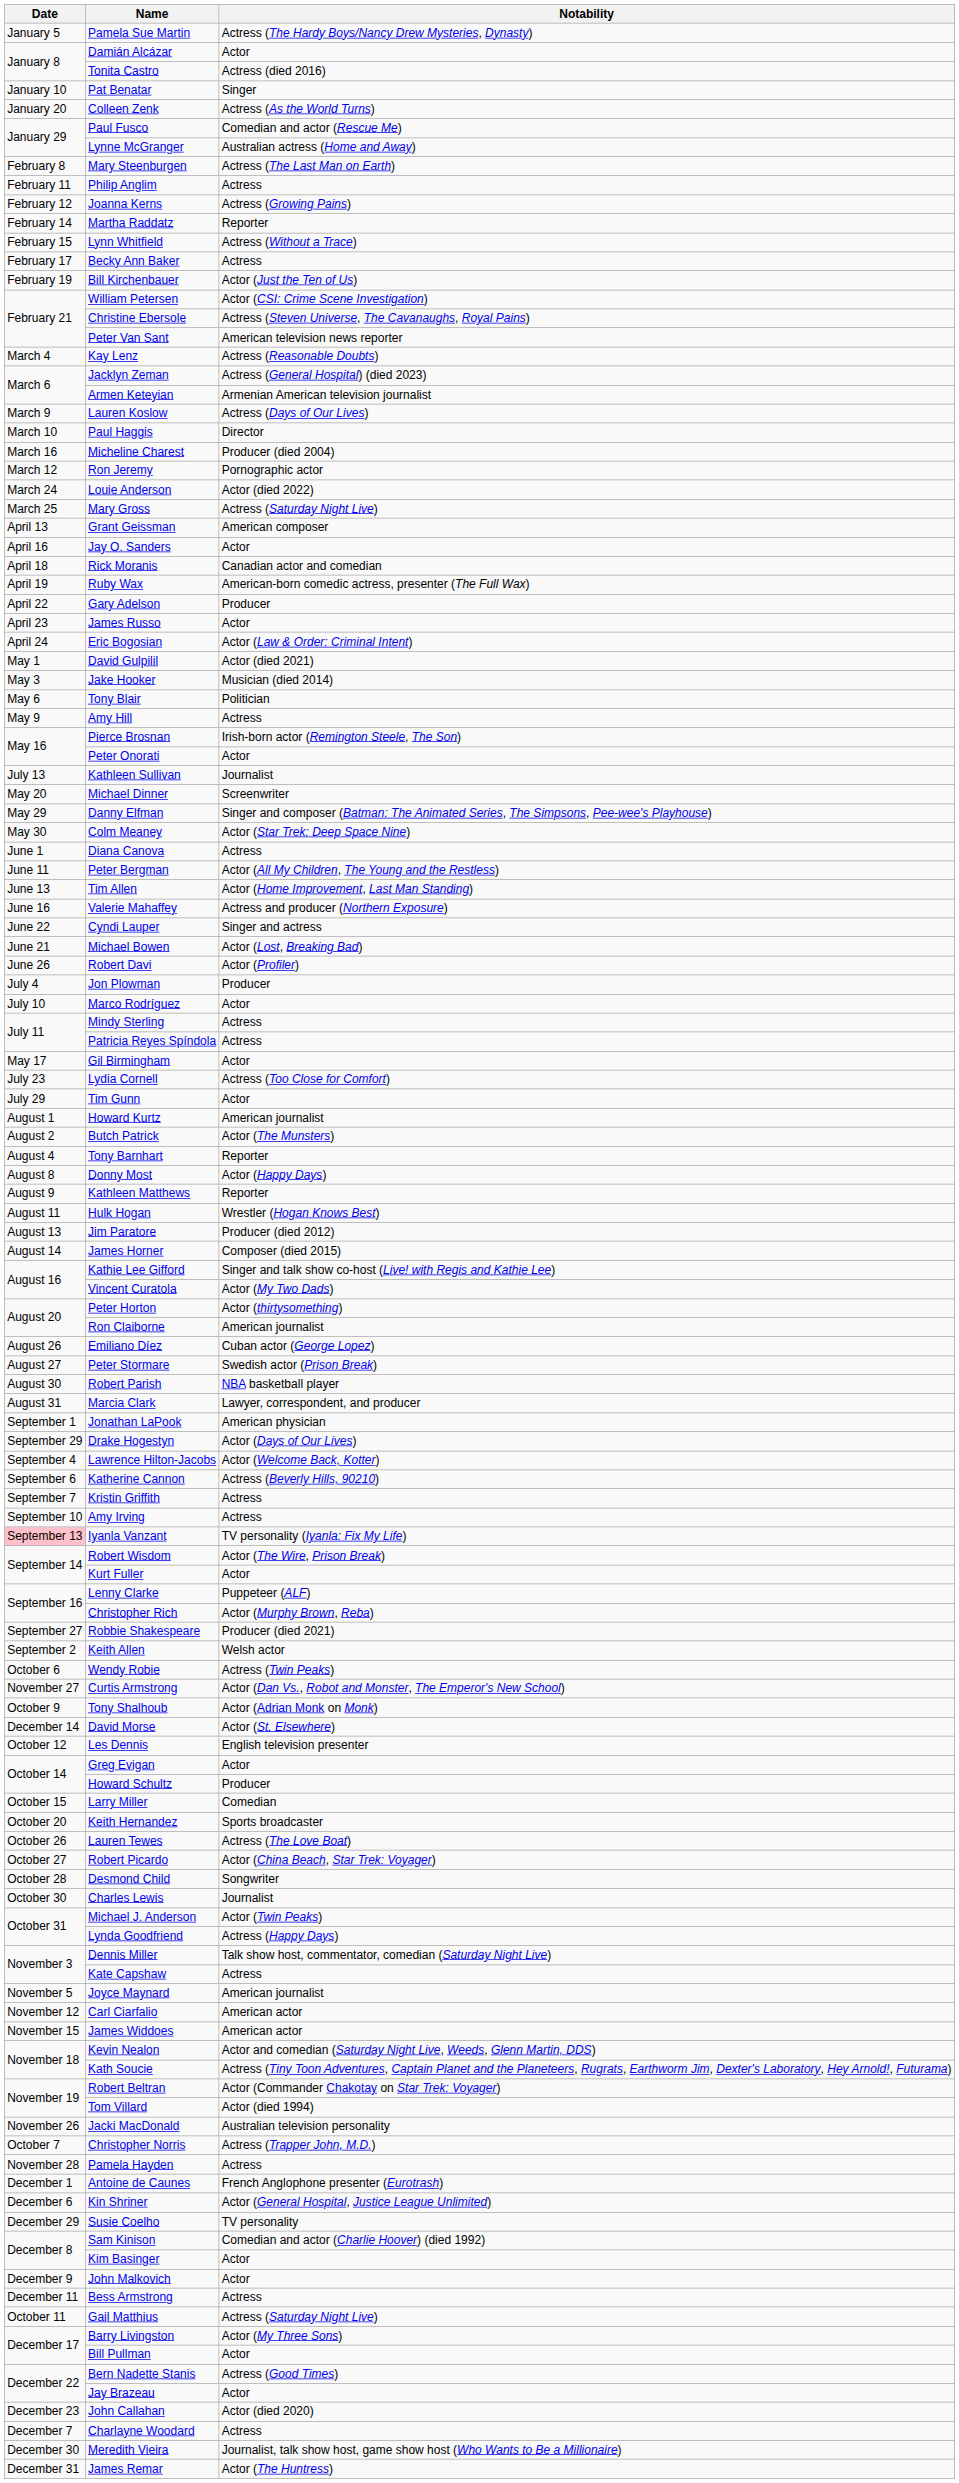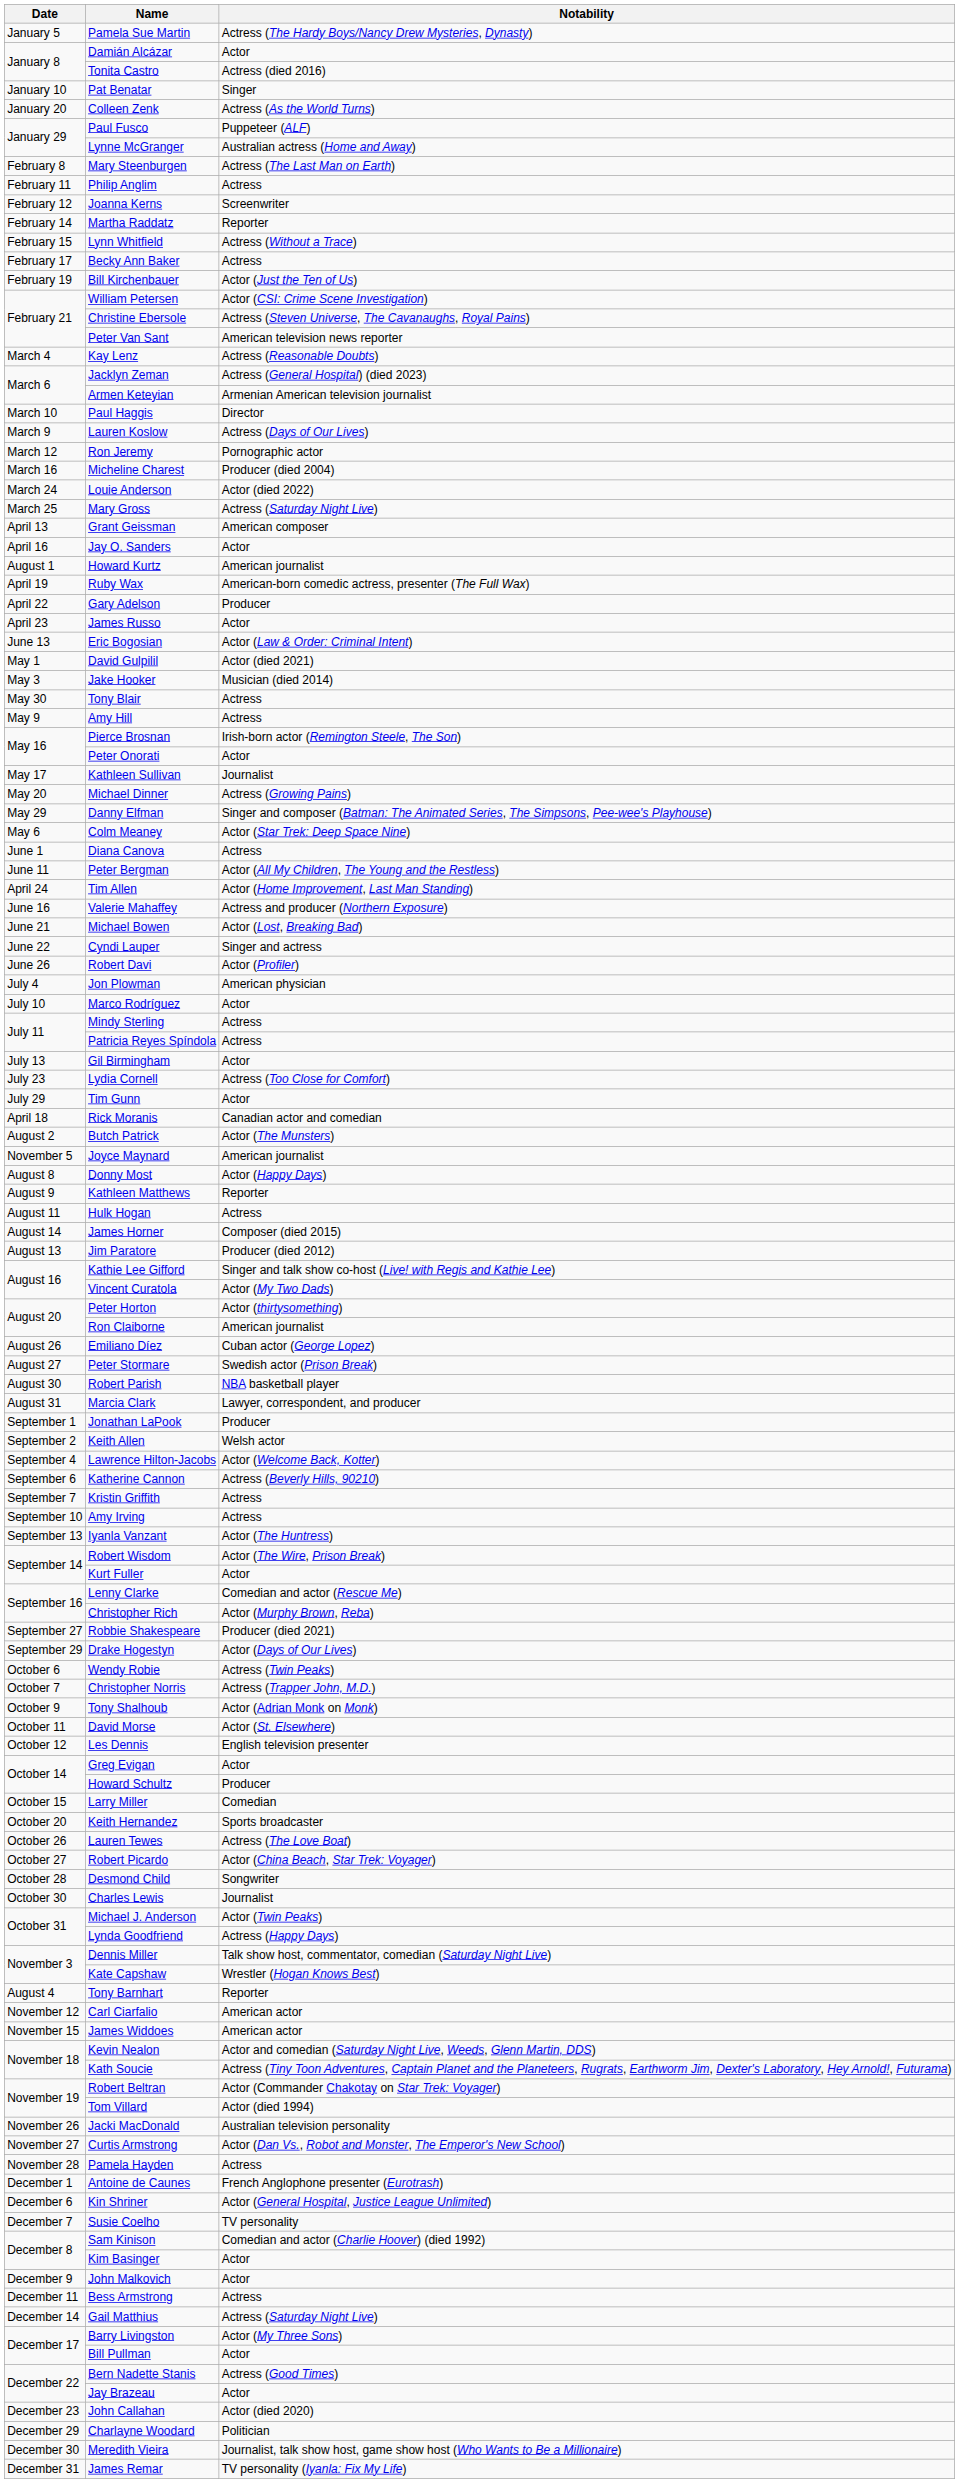(312, 128) Comedian and actor (Rescue Me) -> (266, 128) Puppeteer (ALF)
(286, 204) Actress (Growing Pains) -> (255, 204) Screenwriter
rows swapped: (128, 413) <-> (120, 432)
rows swapped: (120, 470) <-> (136, 451)
rows swapped: (123, 565) <-> (124, 1117)
(27, 642) April 24 -> (28, 642) June 13
(23, 699) May 6 -> (27, 699) May 30
(246, 699) Politician -> (242, 699) Actress
(26, 775) July 13 -> (27, 775) May 17
(255, 794) Screenwriter -> (286, 794) Actress (Growing Pains)
(27, 832) May 30 -> (23, 832) May 6
(28, 889) June 13 -> (27, 889) April 24
rows swapped: (129, 946) <-> (124, 927)
(246, 984) Producer -> (274, 984) American physician
(27, 1060) May 17 -> (26, 1060) July 13
rows swapped: (125, 1155) <-> (129, 1993)
(301, 1212) Wrestler (Hogan Knows Best) -> (242, 1212) Actress
rows swapped: (122, 1232) <-> (126, 1251)
(274, 1422) American physician -> (246, 1422) Producer
rows swapped: (116, 1650) <-> (131, 1441)
(45, 1536) pink background -> (45, 1536) no background
(314, 1536) TV personality (Iyanla: Fix My Life) -> (277, 1536) Actor (The Huntress)
(266, 1593) Puppeteer (ALF) -> (312, 1593) Comedian and actor (Rescue Me)
rows swapped: (137, 2145) <-> (133, 1688)
(43, 1726) December 14 -> (36, 1726) October 11
(242, 1974) Actress -> (301, 1974) Wrestler (Hogan Knows Best)
(43, 2221) December 29 -> (40, 2221) December 7
(36, 2316) October 11 -> (43, 2316) December 14
(40, 2430) December 7 -> (43, 2430) December 29
(242, 2430) Actress -> (246, 2430) Politician
(277, 2469) Actor (The Huntress) -> (314, 2469) TV personality (Iyanla: Fix My Life)
